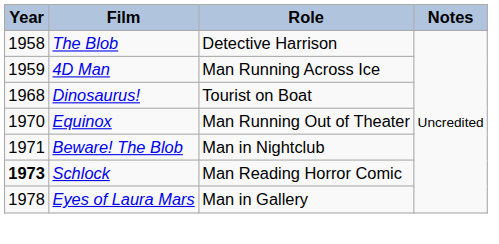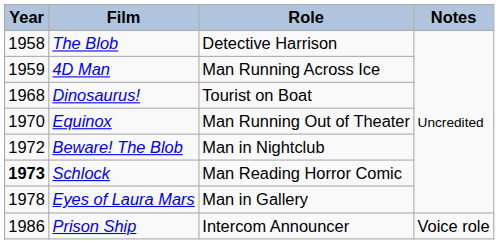(27, 148) 1971 -> (27, 148) 1972
+ row: (94, 226)
